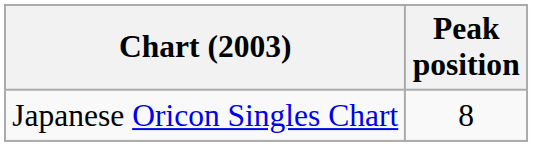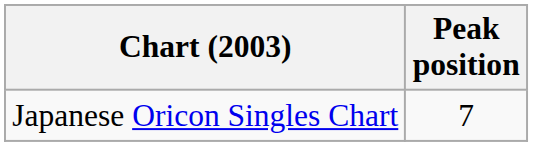(466, 114) 8 -> (466, 114) 7
